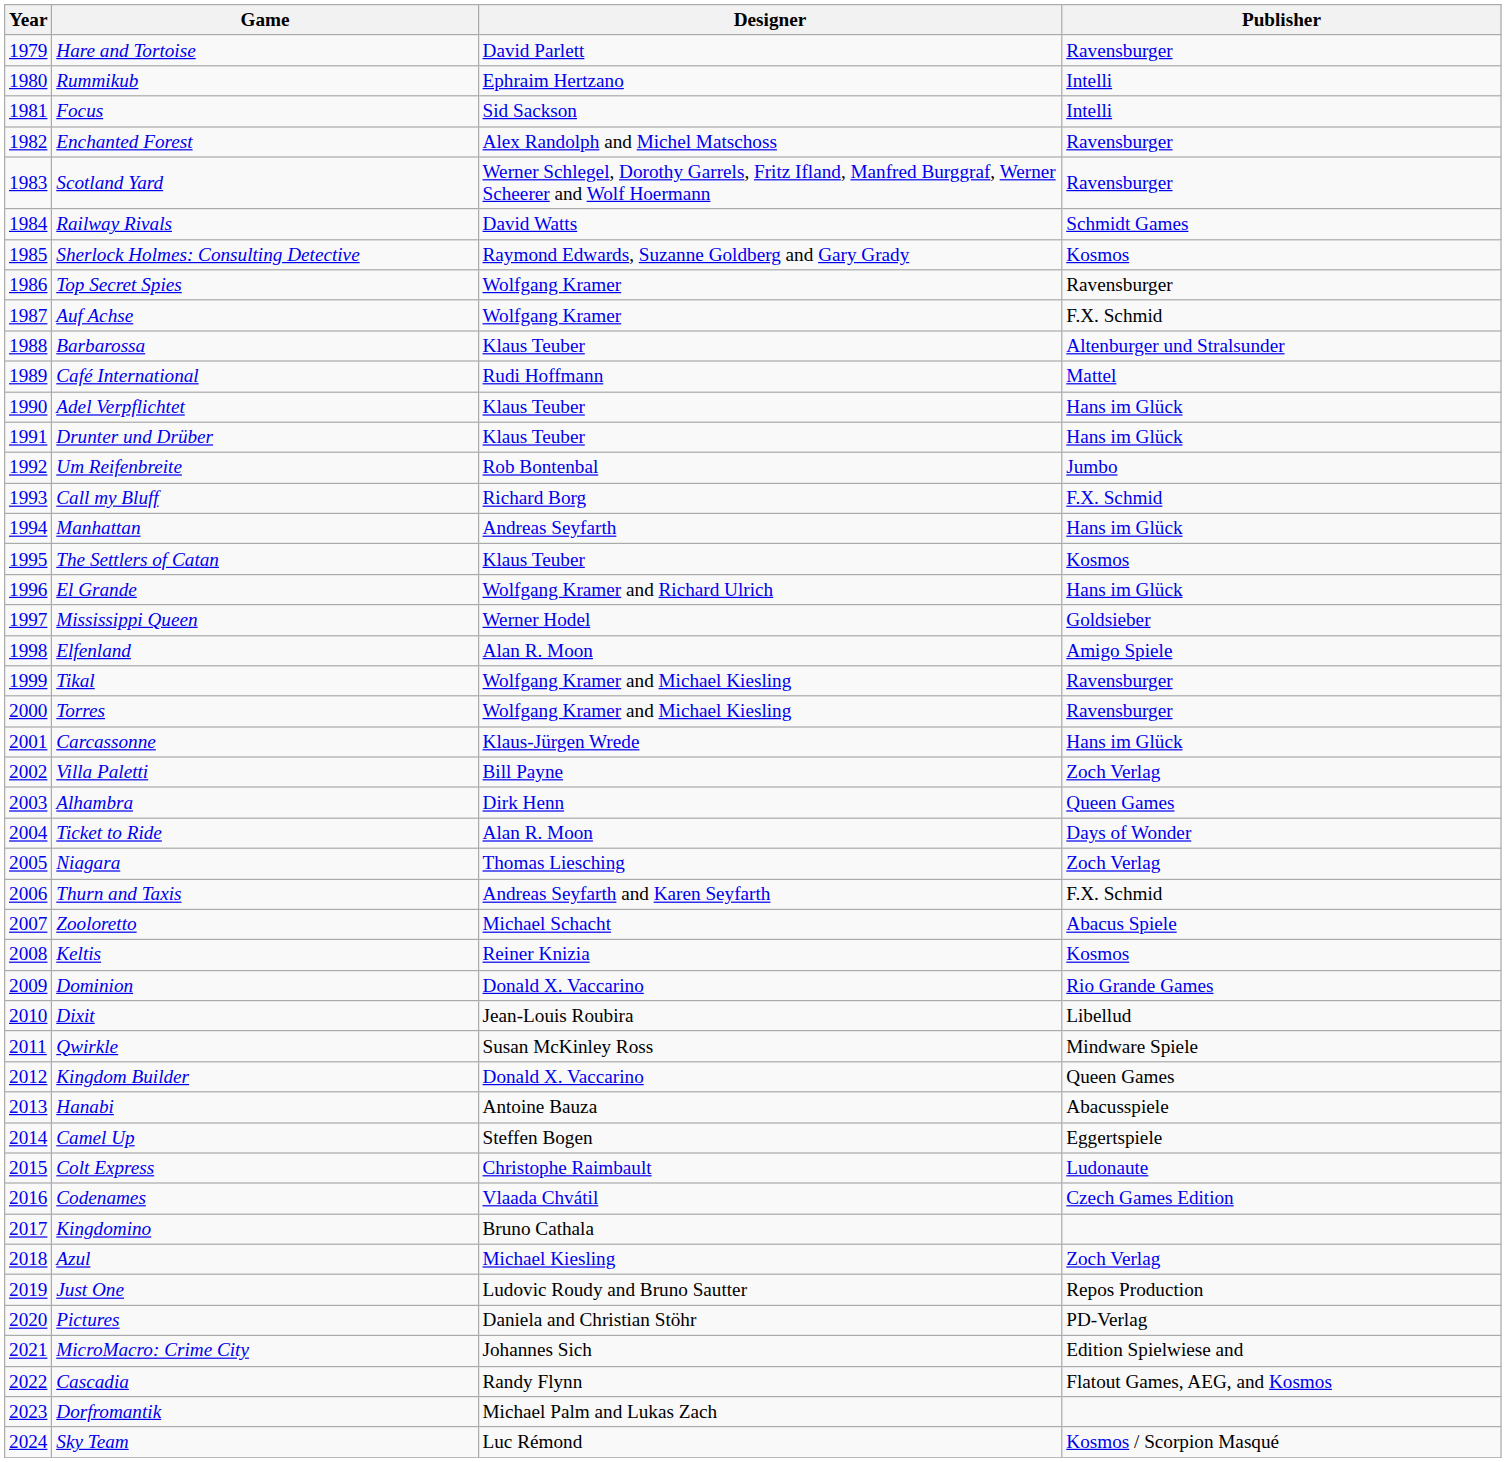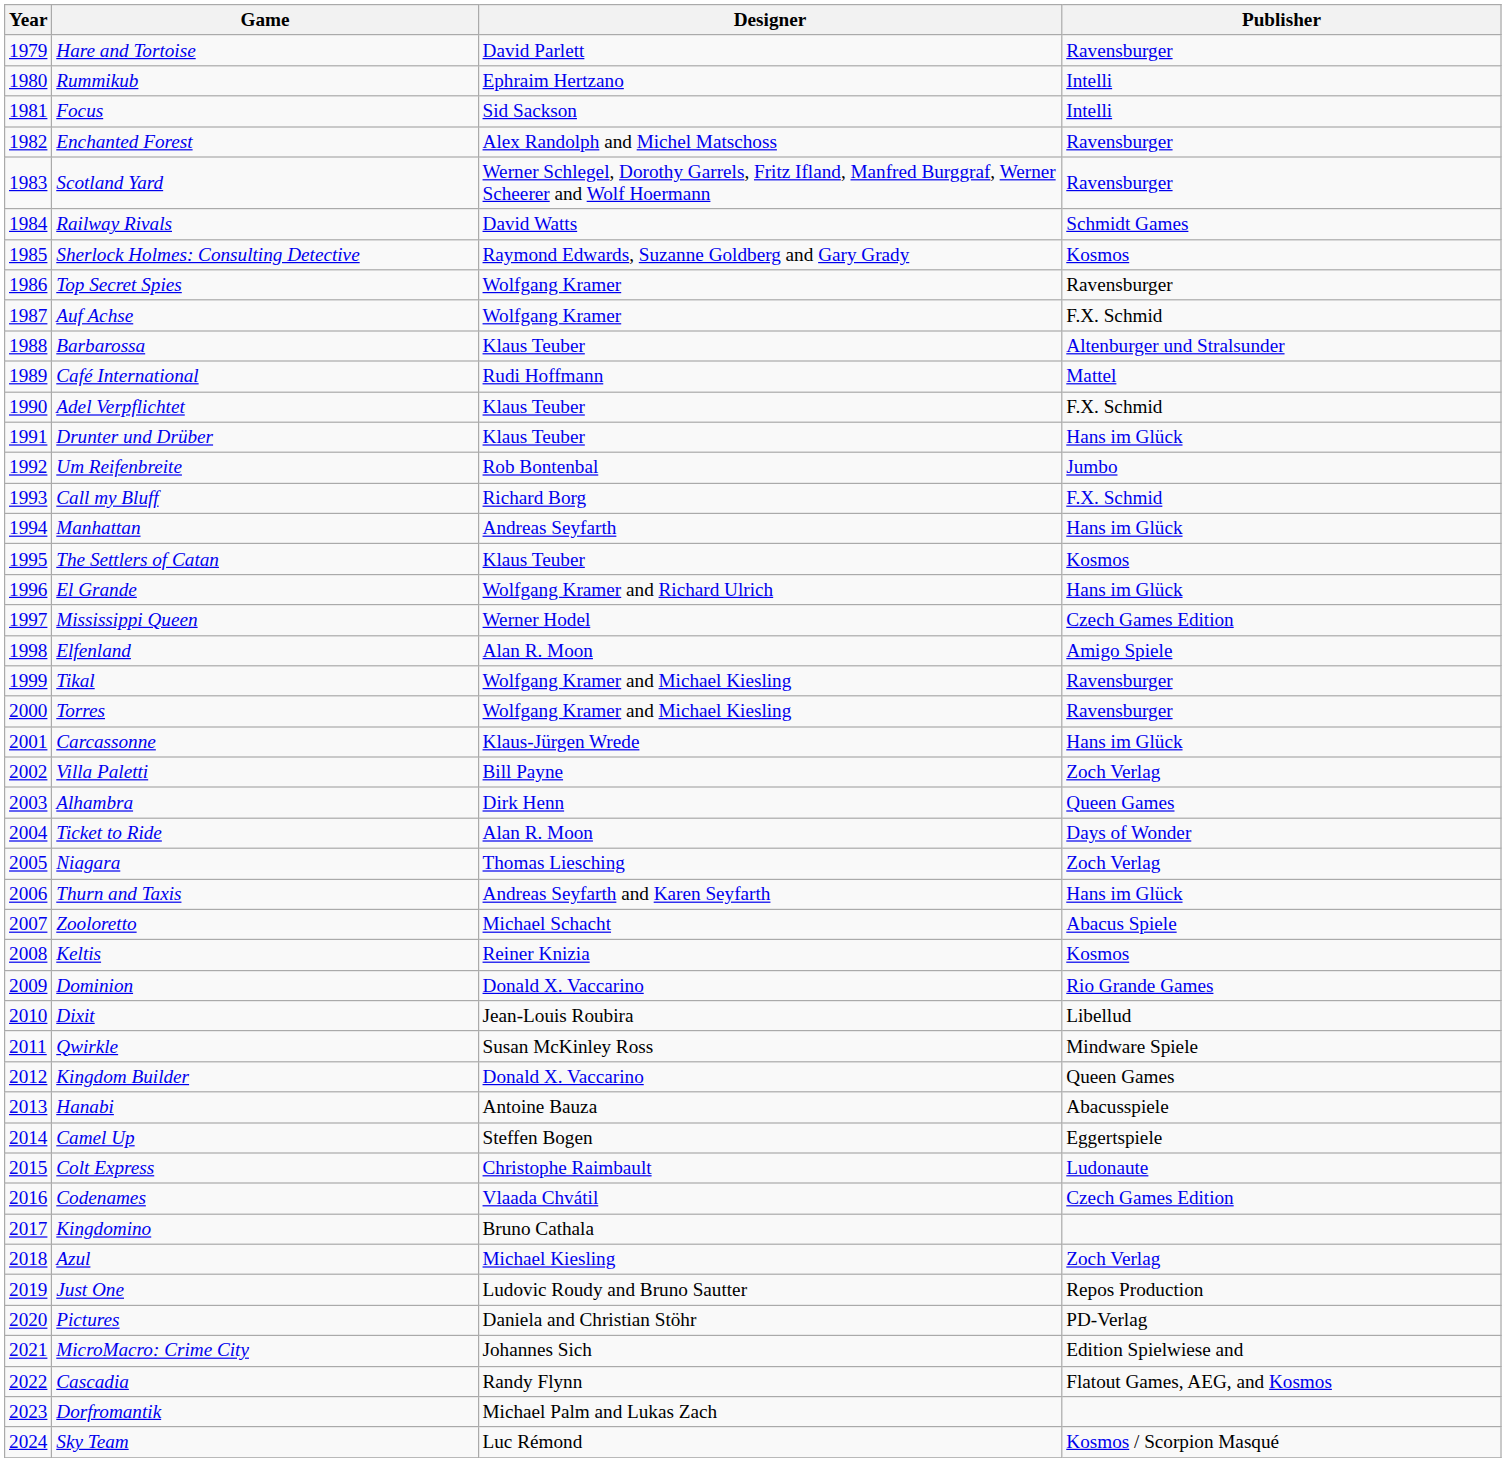(1124, 406) Hans im Glück -> (1114, 406) F.X. Schmid
(1108, 619) Goldsieber -> (1150, 619) Czech Games Edition
(1114, 893) F.X. Schmid -> (1124, 893) Hans im Glück
